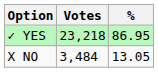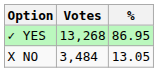(83, 36) 23,218 -> (83, 36) 13,268
